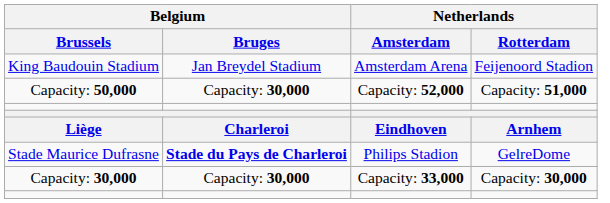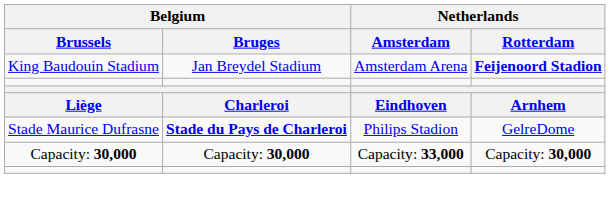(534, 66) normal -> (538, 66) bold
- row: (84, 90)
